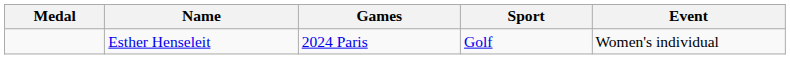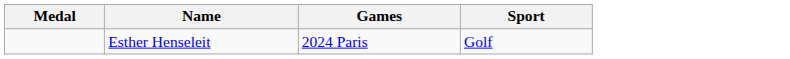- column: (689, 16)
